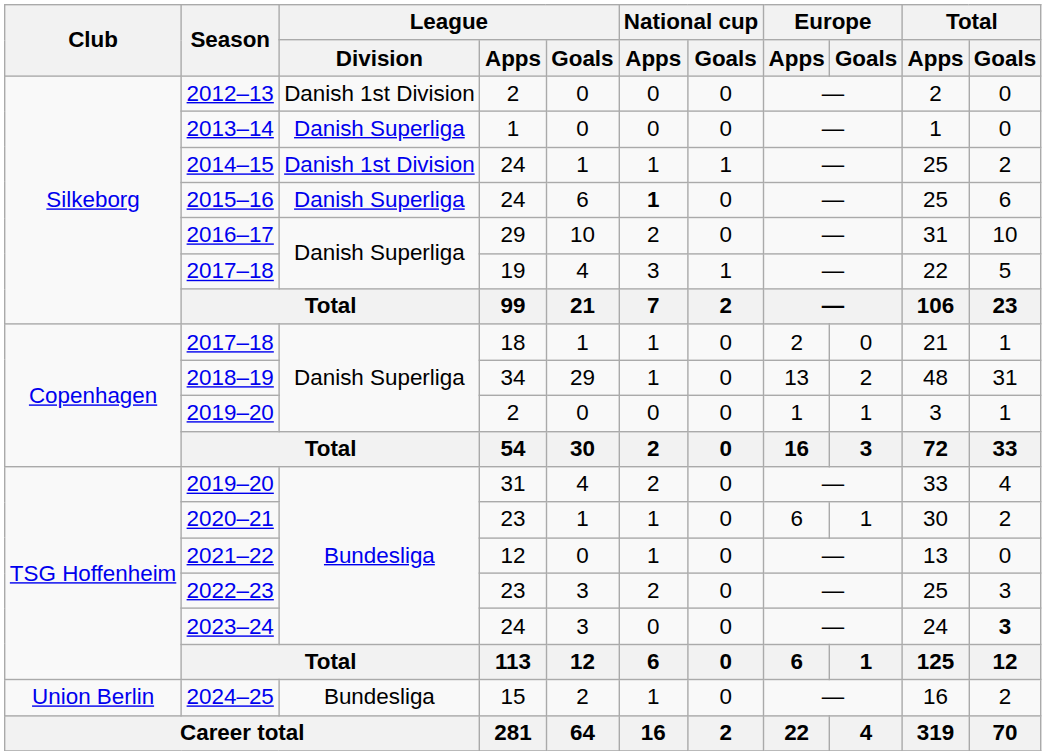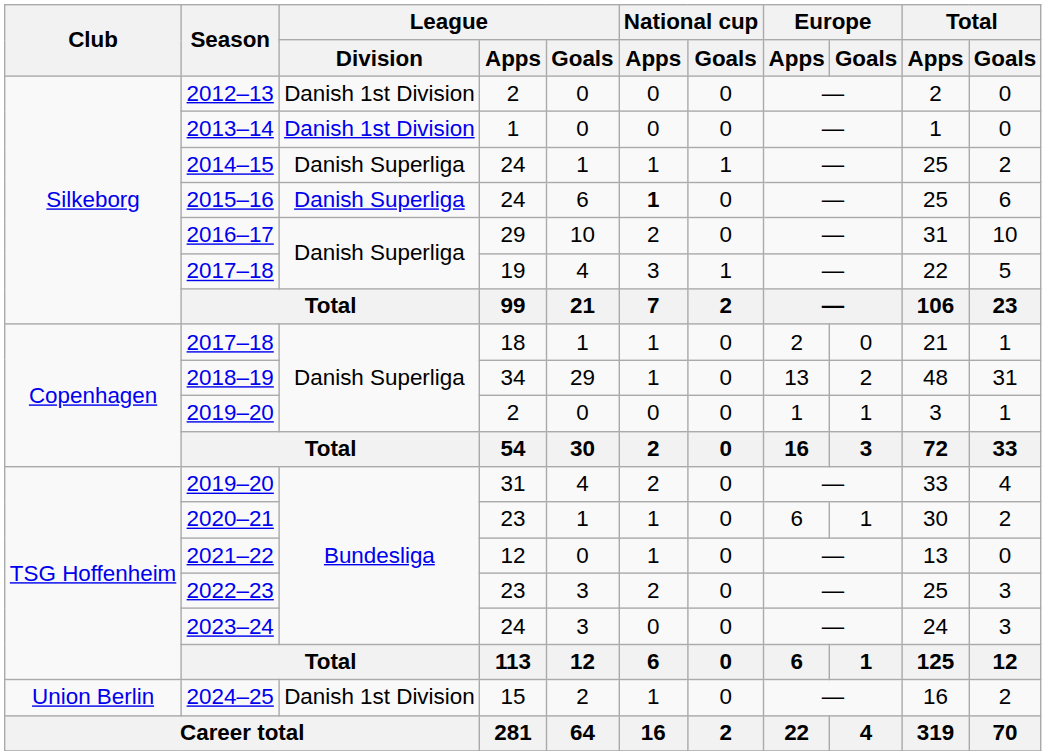(379, 128) Danish Superliga -> (379, 128) Danish 1st Division
(379, 164) Danish 1st Division -> (379, 164) Danish Superliga
(1005, 626) bold -> (1005, 626) normal
(379, 697) Bundesliga -> (379, 697) Danish 1st Division
